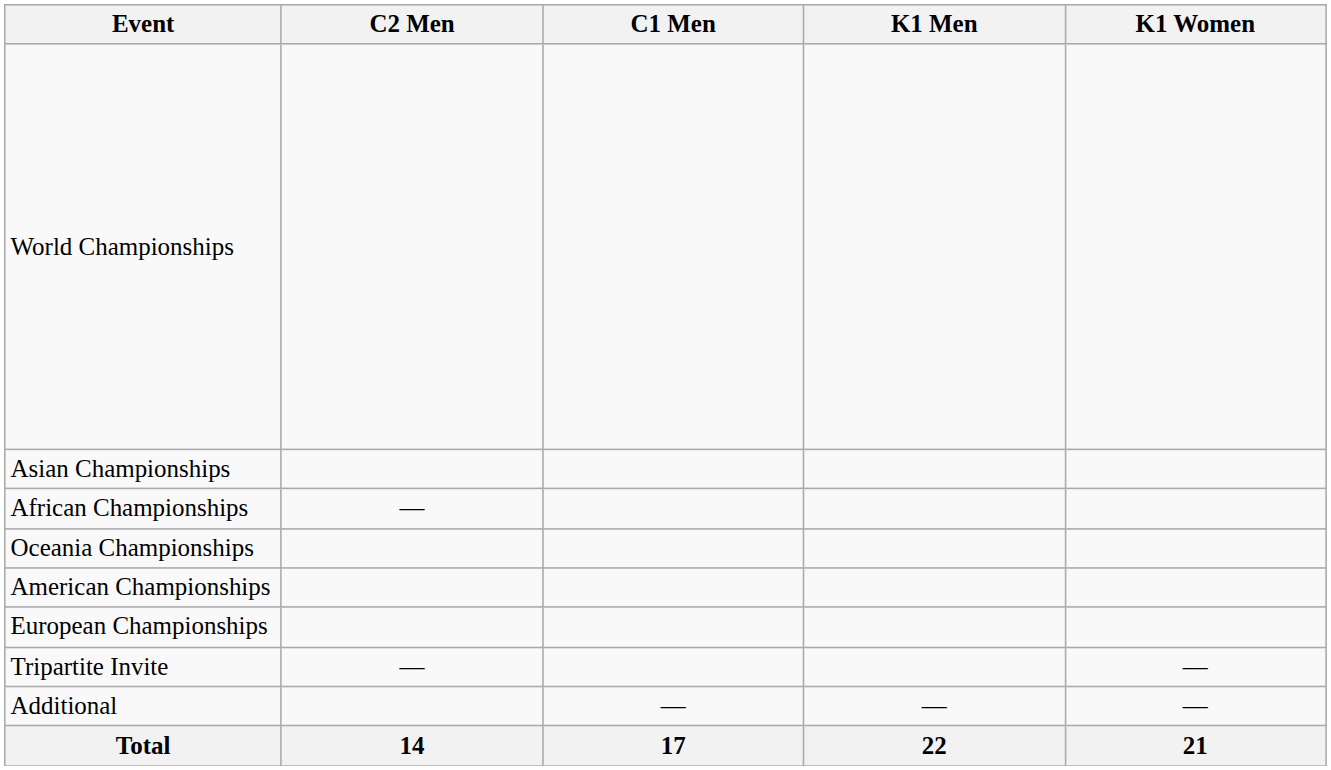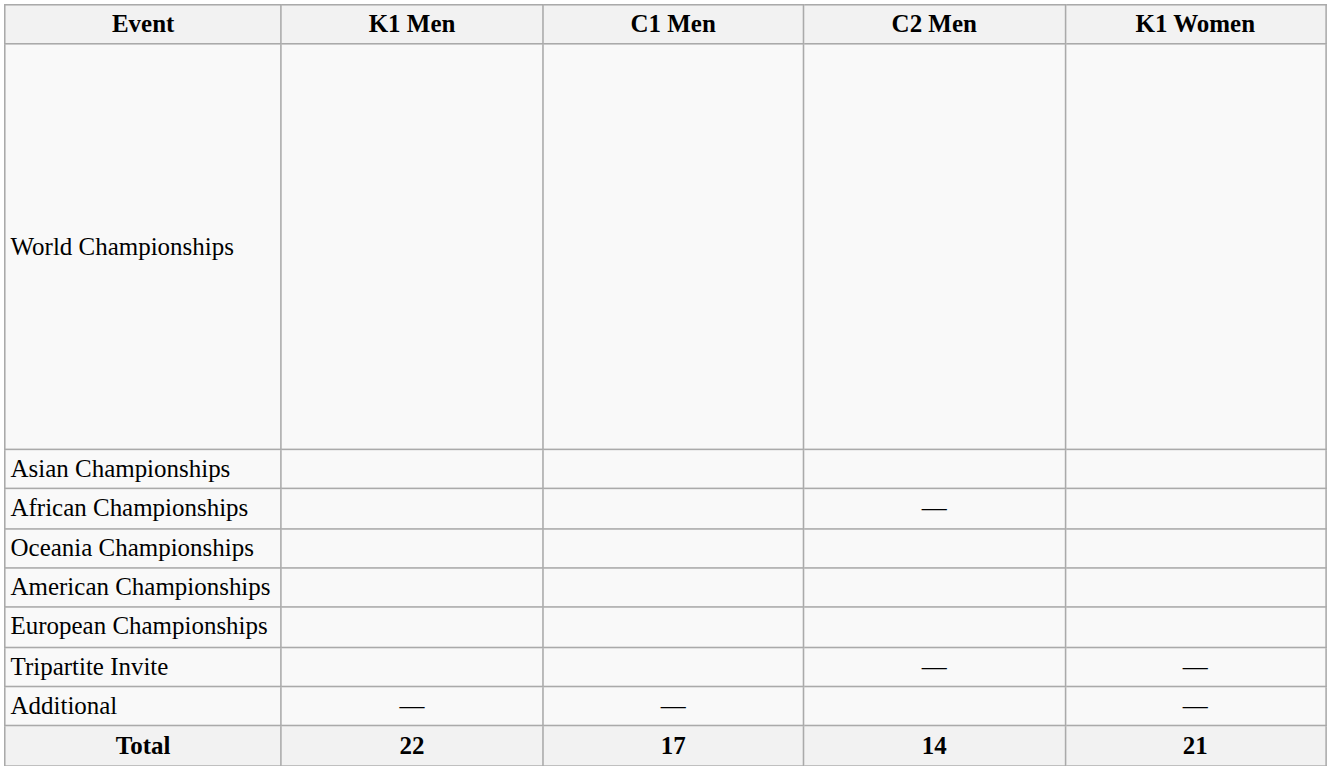columns swapped: (934, 24) <-> (412, 24)
